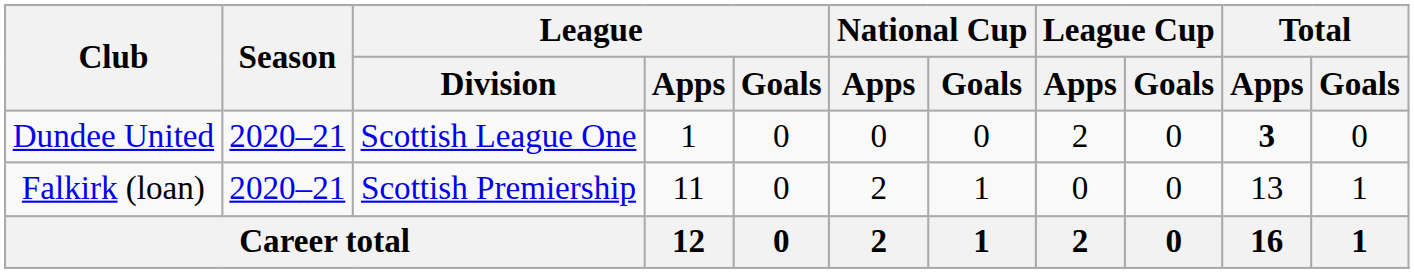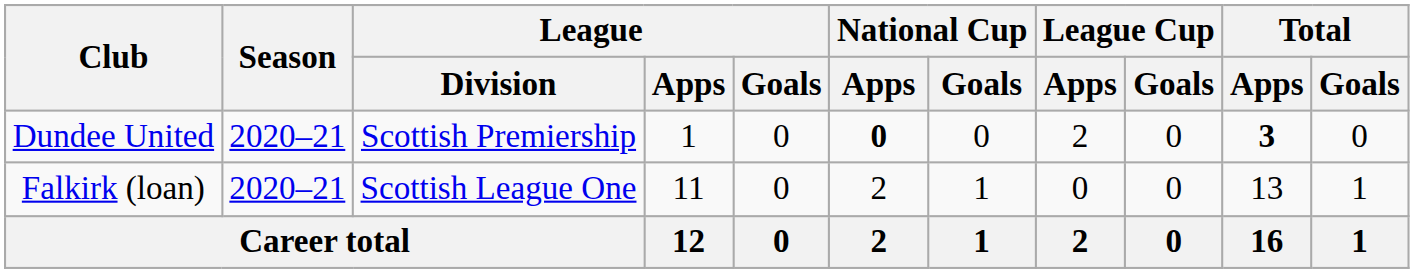(499, 135) Scottish League One -> (499, 135) Scottish Premiership
(879, 135) normal -> (879, 135) bold
(499, 188) Scottish Premiership -> (499, 188) Scottish League One
